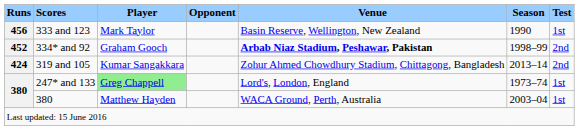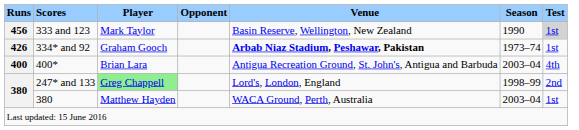(559, 30) no background -> (552, 30) lightgrey background
(19, 47) 452 -> (19, 47) 426
(528, 47) 1998–99 -> (522, 47) 1973–74
(561, 47) 2nd -> (552, 47) 1st
- row: (63, 64)
+ row: (47, 64)
(528, 82) 1973–74 -> (522, 82) 1998–99
(559, 82) 1st -> (554, 82) 2nd
